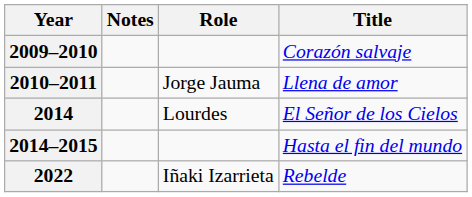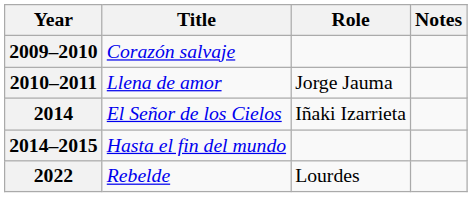columns swapped: (372, 20) <-> (130, 20)
(195, 113) Lourdes -> (351, 113) Iñaki Izarrieta
(218, 176) Iñaki Izarrieta -> (327, 176) Lourdes
